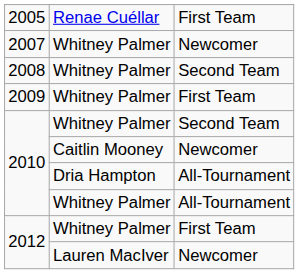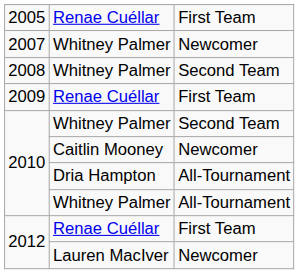(112, 96) Whitney Palmer -> (106, 96) Renae Cuéllar
(112, 228) Whitney Palmer -> (106, 228) Renae Cuéllar
